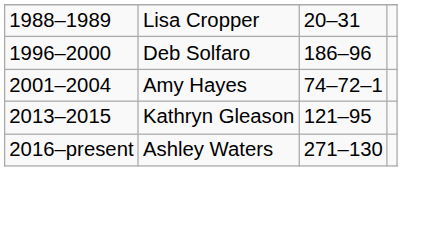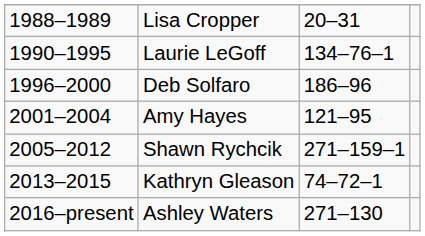+ row: (204, 52)
(343, 85) 74–72–1 -> (338, 117) 121–95
+ row: (212, 149)
(338, 117) 121–95 -> (343, 181) 74–72–1
